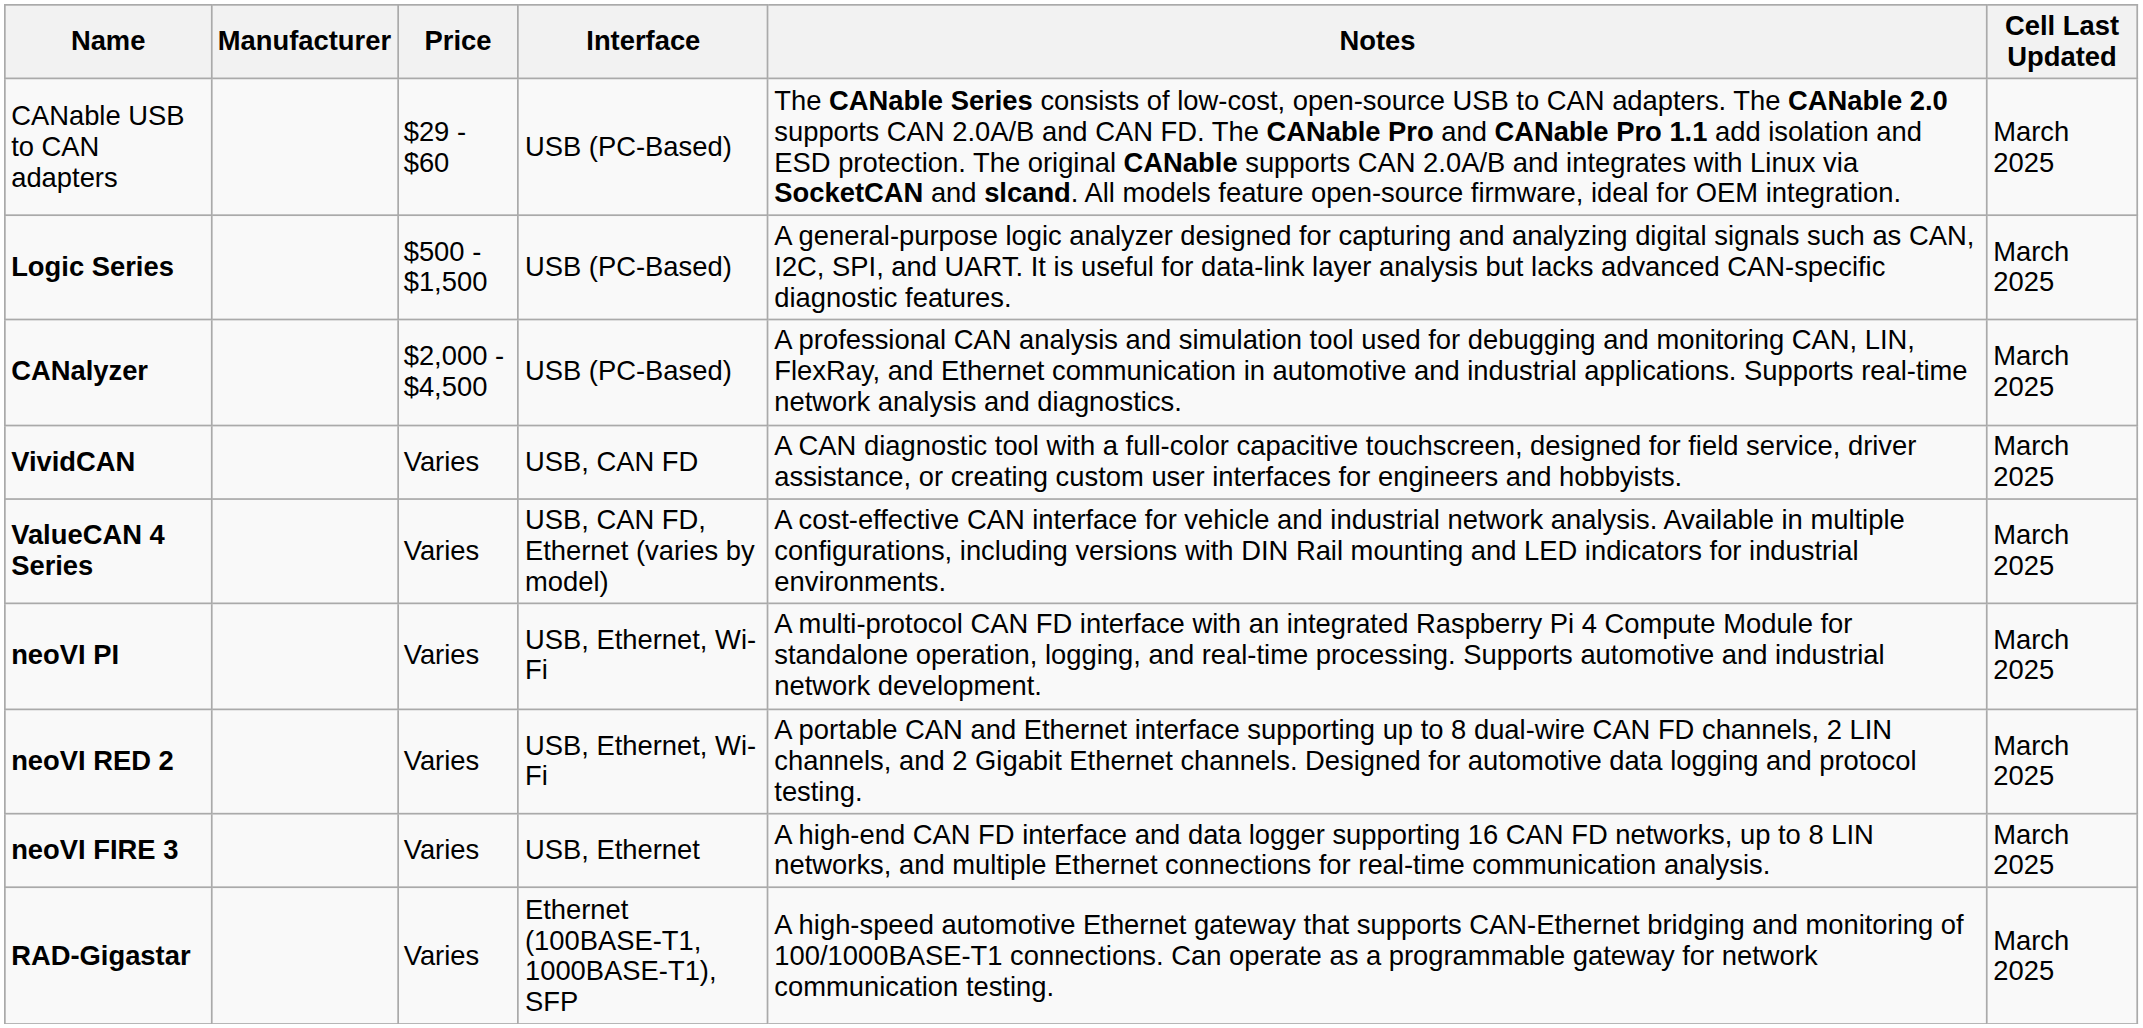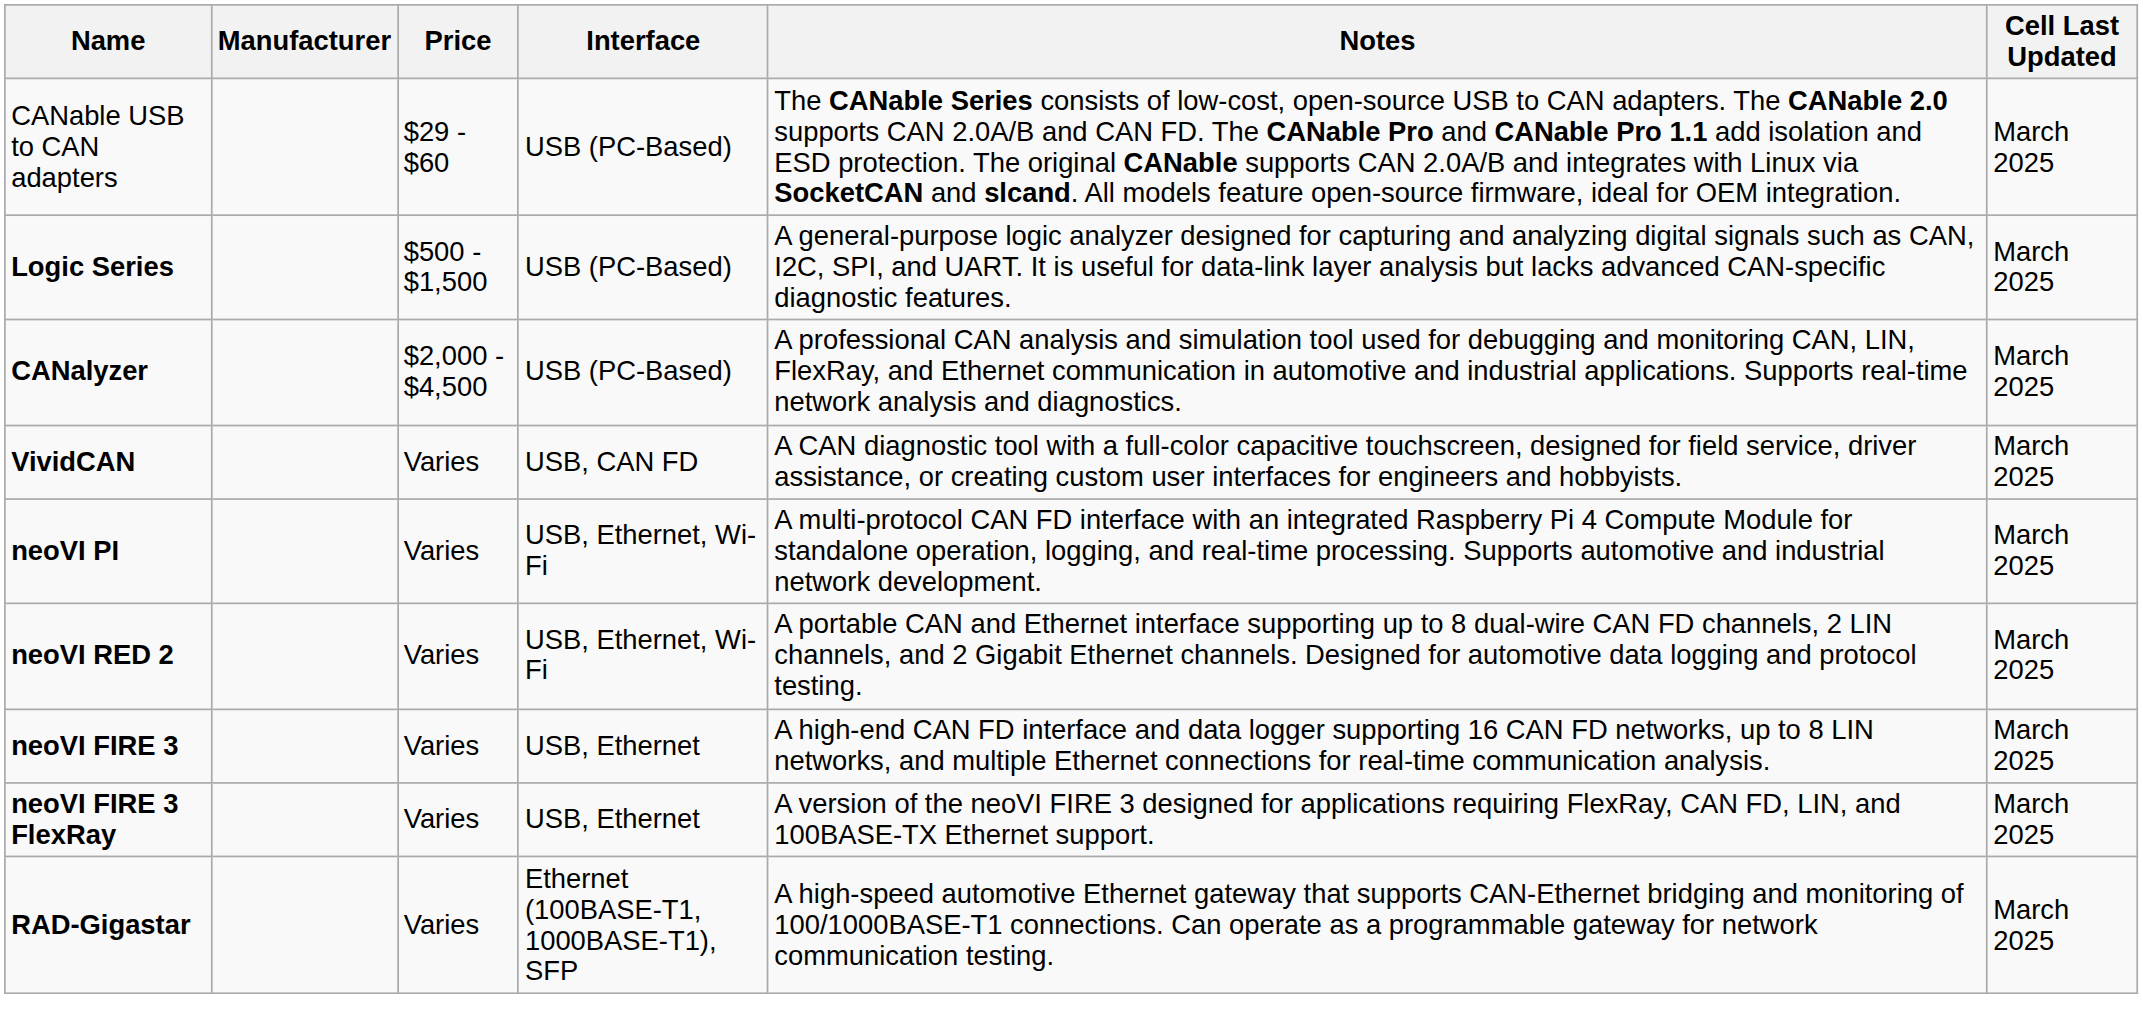- row: (88, 550)
+ row: (95, 819)
